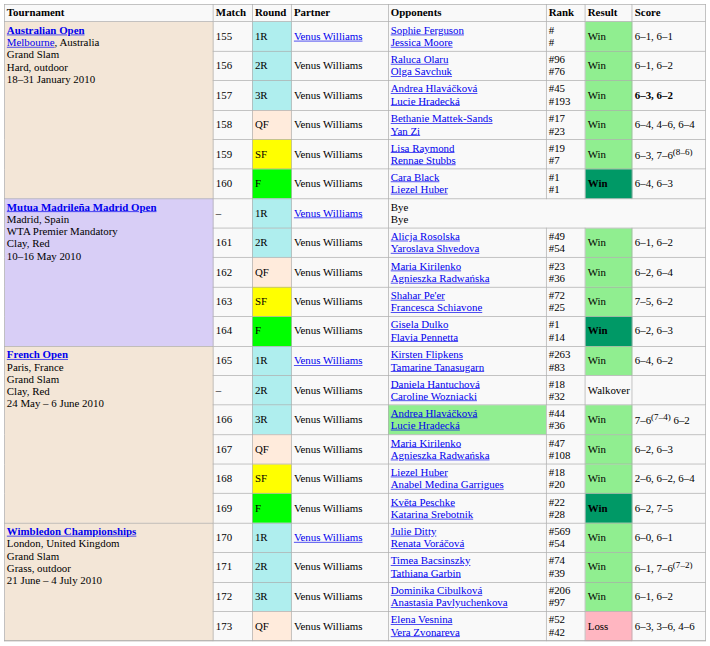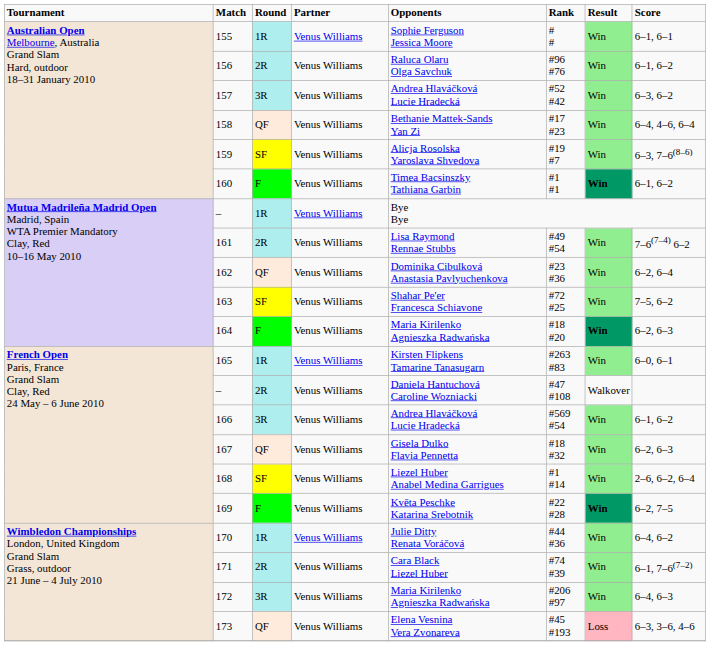(560, 95) #45 #193 -> (557, 95) #52 #42
(654, 95) bold -> (654, 95) normal
(423, 154) Lisa Raymond Rennae Stubbs -> (435, 154) Alicja Rosolska Yaroslava Shvedova
(419, 183) Cara Black Liezel Huber -> (431, 183) Timea Bacsinszky Tathiana Garbin
(654, 183) 6–4, 6–3 -> (654, 183) 6–1, 6–2
(435, 242) Alicja Rosolska Yaroslava Shvedova -> (423, 242) Lisa Raymond Rennae Stubbs
(654, 242) 6–1, 6–2 -> (662, 242) 7–6(7–4) 6–2
(440, 272) Maria Kirilenko Agnieszka Radwańska -> (449, 272) Dominika Cibulková Anastasia Pavlyuchenkova
(424, 331) Gisela Dulko Flavia Pennetta -> (440, 331) Maria Kirilenko Agnieszka Radwańska
(557, 331) #1 #14 -> (557, 331) #18 #20
(654, 360) 6–4, 6–2 -> (654, 360) 6–0, 6–1
(557, 390) #18 #32 -> (560, 390) #47 #108
(434, 419) lightgreen background -> (434, 419) no background
(557, 419) #44 #36 -> (560, 419) #569 #54
(662, 419) 7–6(7–4) 6–2 -> (654, 419) 6–1, 6–2
(440, 449) Maria Kirilenko Agnieszka Radwańska -> (424, 449) Gisela Dulko Flavia Pennetta
(560, 449) #47 #108 -> (557, 449) #18 #32
(557, 478) #18 #20 -> (557, 478) #1 #14
(560, 537) #569 #54 -> (557, 537) #44 #36
(654, 537) 6–0, 6–1 -> (654, 537) 6–4, 6–2
(431, 567) Timea Bacsinszky Tathiana Garbin -> (419, 567) Cara Black Liezel Huber
(449, 596) Dominika Cibulková Anastasia Pavlyuchenkova -> (440, 596) Maria Kirilenko Agnieszka Radwańska
(654, 596) 6–1, 6–2 -> (654, 596) 6–4, 6–3
(557, 626) #52 #42 -> (560, 626) #45 #193
